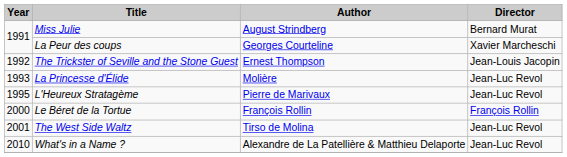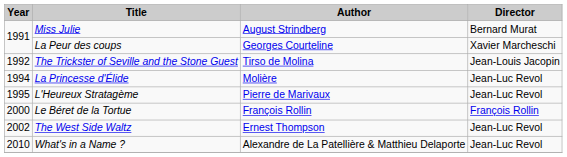(284, 62) Ernest Thompson -> (278, 62) Tirso de Molina
(18, 78) 1993 -> (18, 78) 1994
(18, 128) 2001 -> (18, 128) 2002
(278, 128) Tirso de Molina -> (284, 128) Ernest Thompson
